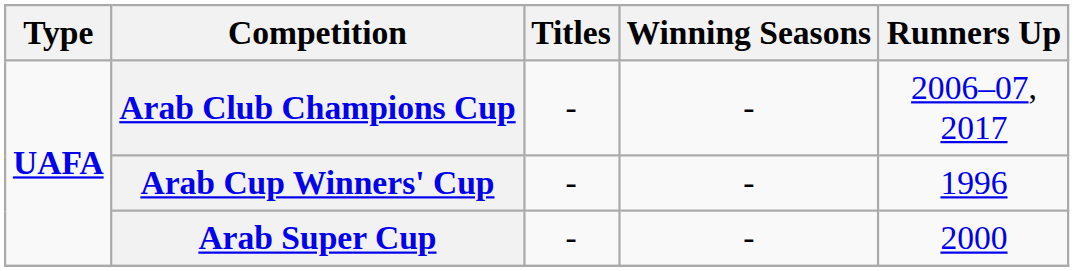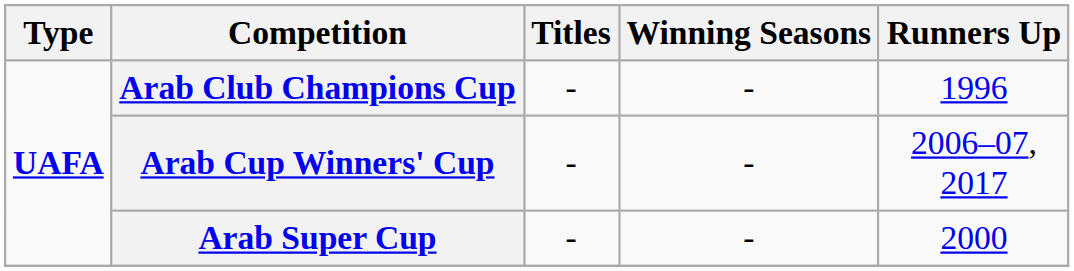(974, 107) 2006–07, 2017 -> (974, 87) 1996
(974, 182) 1996 -> (974, 163) 2006–07, 2017
